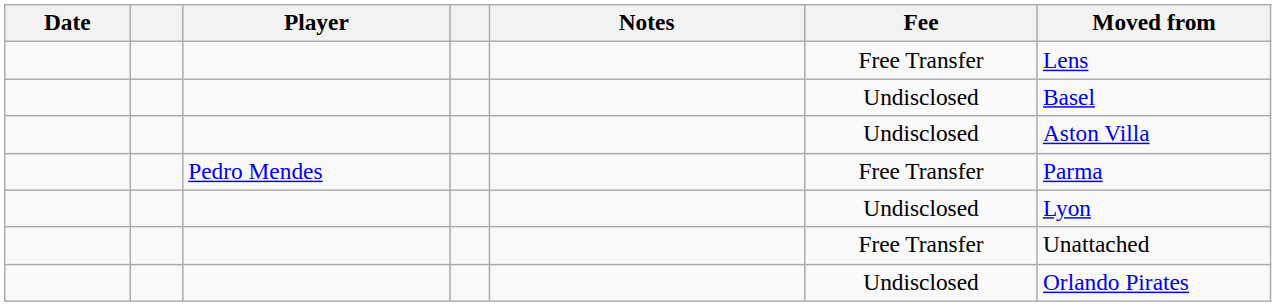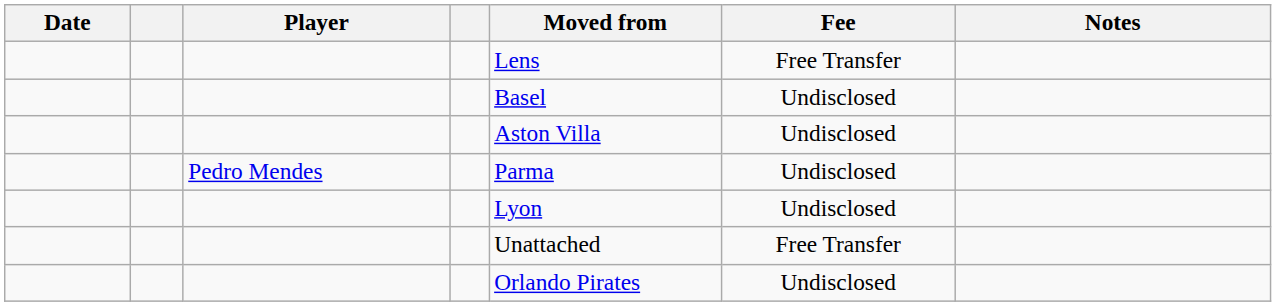columns swapped: (1154, 23) <-> (647, 23)
(921, 171) Free Transfer -> (838, 171) Undisclosed
